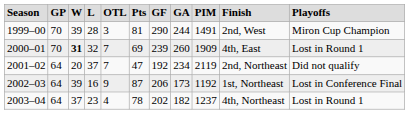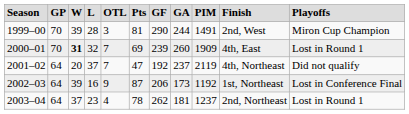(181, 65) 234 -> (181, 65) 237
(254, 65) 2nd, Northeast -> (253, 65) 4th, Northeast
(160, 100) 202 -> (160, 100) 262
(181, 100) 182 -> (181, 100) 181
(253, 100) 4th, Northeast -> (254, 100) 2nd, Northeast
